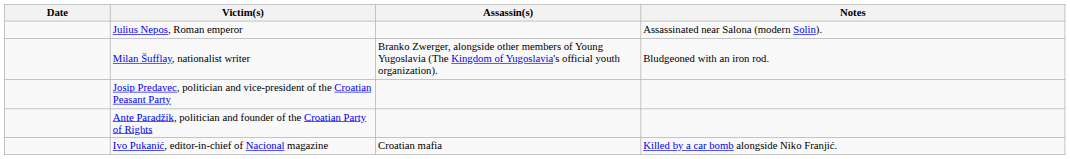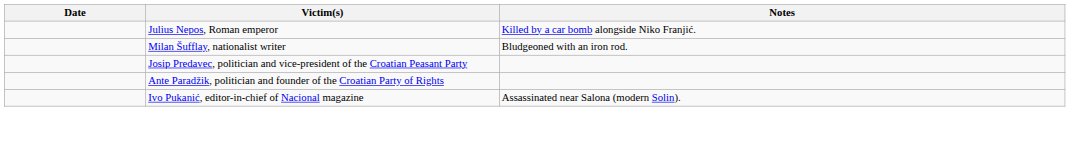- column: (508, 13)
(733, 30) Assassinated near Salona (modern Solin). -> (599, 30) Killed by a car bomb alongside Niko Franjić.
(740, 146) Killed by a car bomb alongside Niko Franjić. -> (591, 98) Assassinated near Salona (modern Solin).
